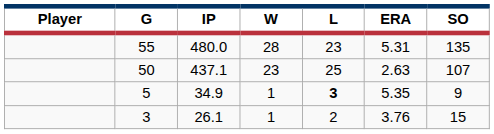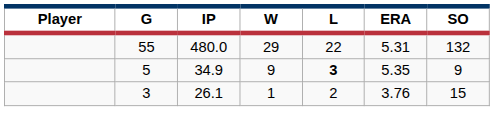(271, 46) 28 -> (271, 46) 29
(333, 46) 23 -> (333, 46) 22
(458, 46) 135 -> (458, 46) 132
- row: (146, 70)
(271, 93) 1 -> (271, 70) 9
